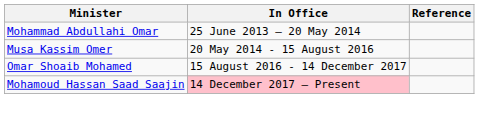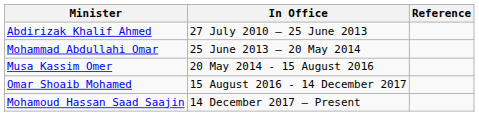+ row: (79, 31)
(275, 85) pink background -> (275, 102) no background
